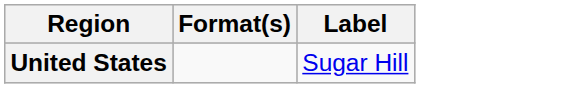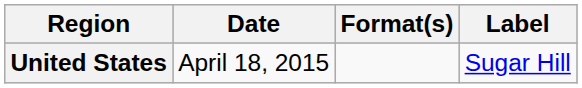+ column: (254, 23)
